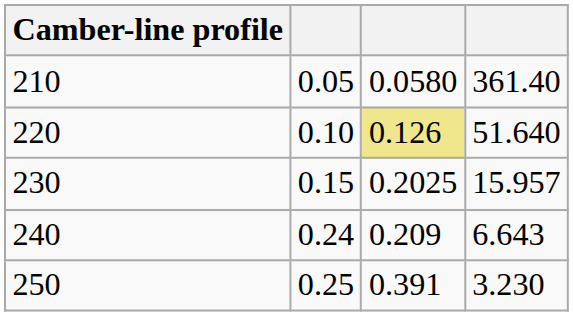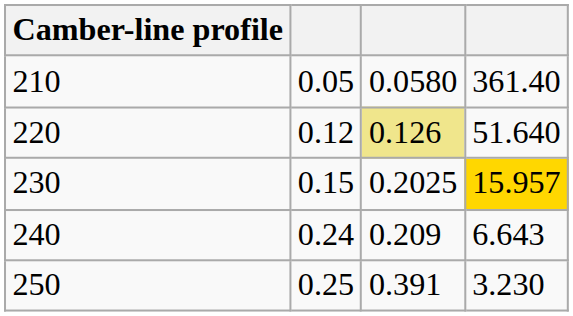(326, 132) 0.10 -> (326, 132) 0.12
(516, 183) no background -> (516, 183) gold background
